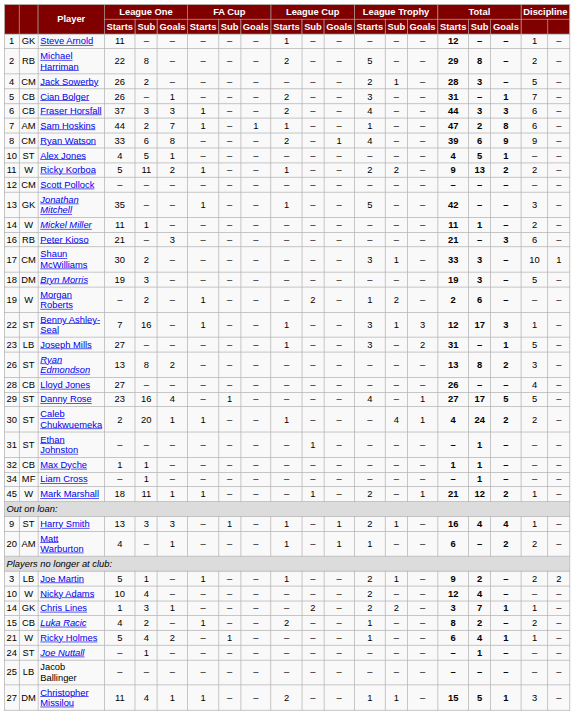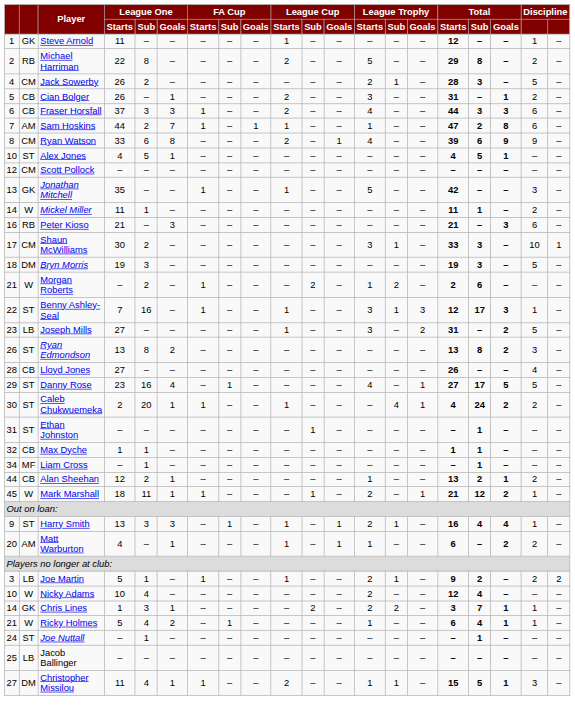(535, 96) 7 -> (535, 96) 2
- row: (68, 170)
(12, 300) 19 -> (12, 285) 21
(506, 345) 1 -> (506, 330) 2
+ row: (70, 480)
- row: (63, 623)
